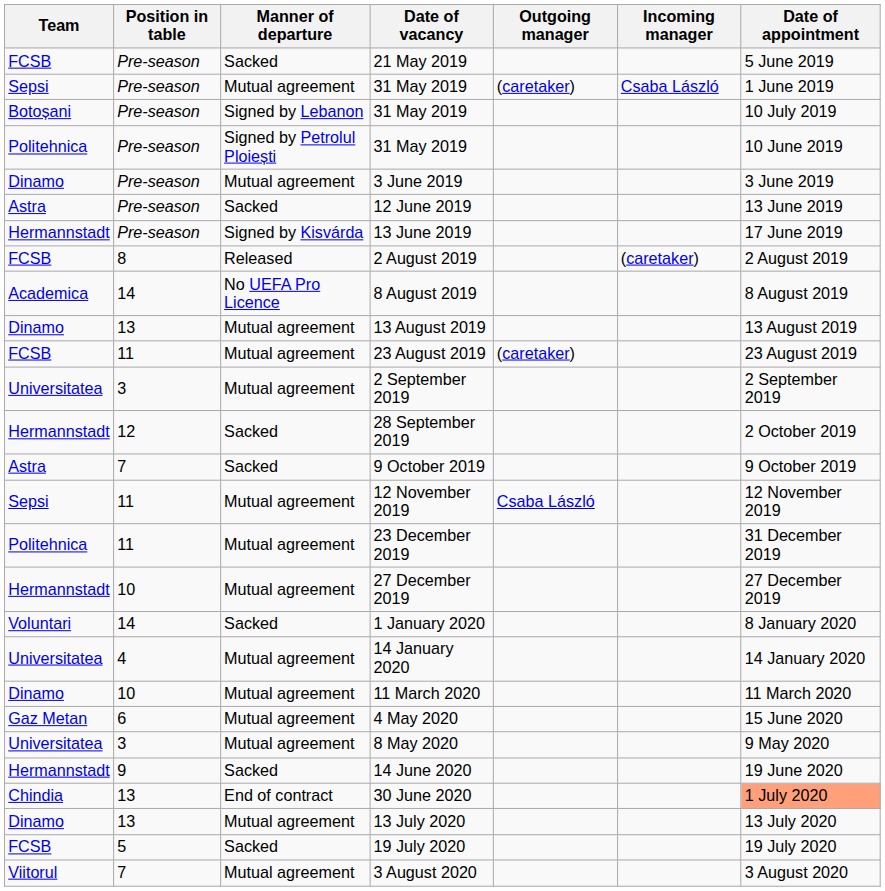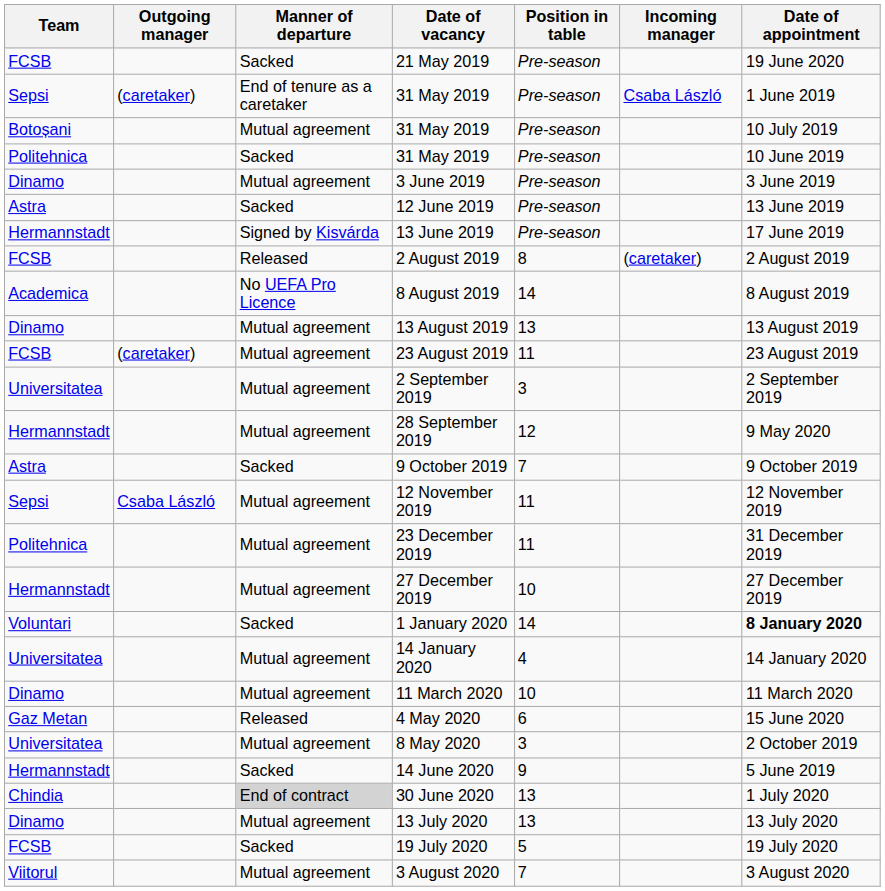columns swapped: (555, 26) <-> (167, 26)
(789, 61) 5 June 2019 -> (795, 61) 19 June 2020
(289, 86) Mutual agreement -> (306, 95) End of tenure as a caretaker
(294, 112) Signed by Lebanon -> (305, 130) Mutual agreement
(290, 147) Signed by Petrolul Ploiești -> (267, 156) Sacked
(251, 432) Sacked -> (305, 432) Mutual agreement
(800, 432) 2 October 2019 -> (788, 432) 9 May 2020
(800, 624) normal -> (804, 624) bold
(289, 719) Mutual agreement -> (274, 719) Released
(787, 744) 9 May 2020 -> (802, 744) 2 October 2019
(794, 770) 19 June 2020 -> (790, 770) 5 June 2019
(278, 796) no background -> (294, 796) lightgrey background
(786, 796) lightsalmon background -> (787, 796) no background
